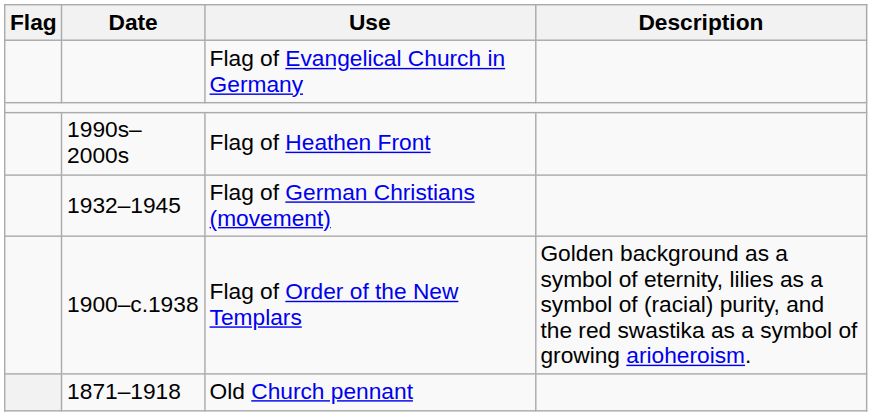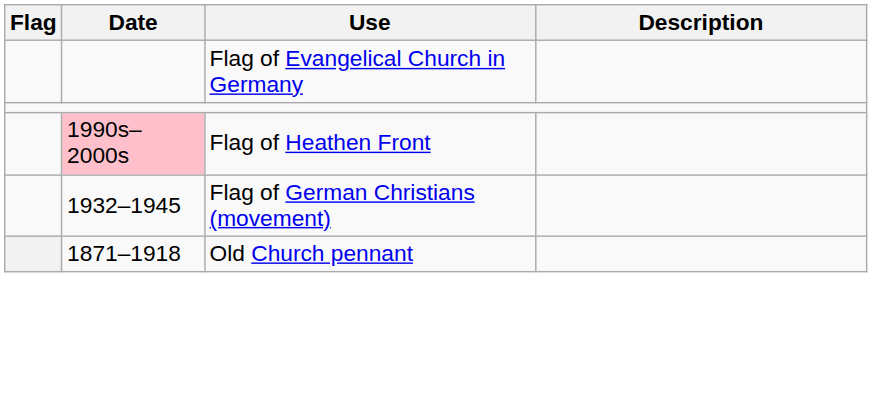(104, 143) no background -> (104, 143) pink background
- row: (334, 304)
